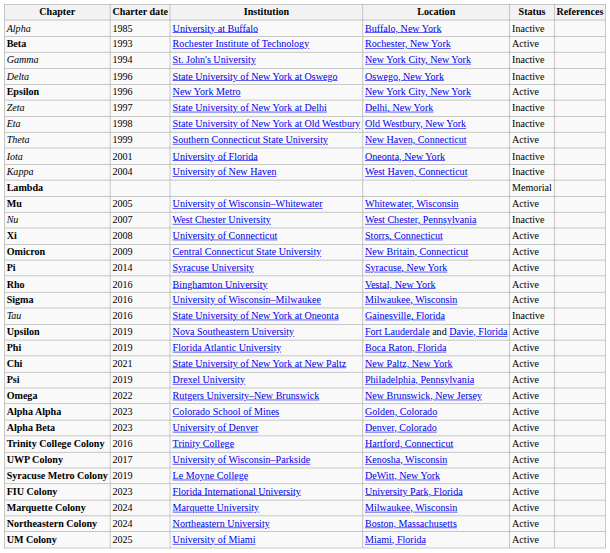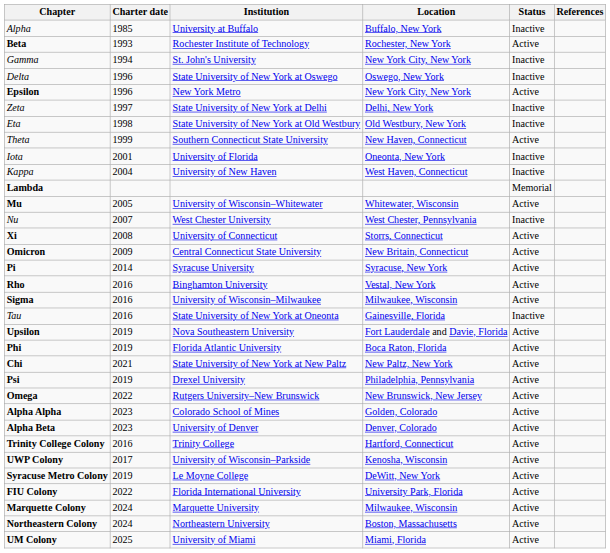(123, 492) 2023 -> (123, 492) 2022
